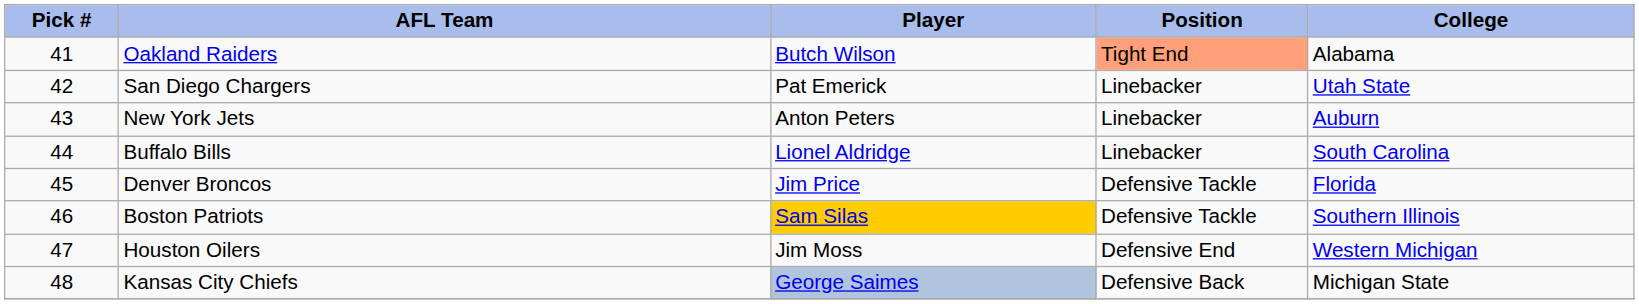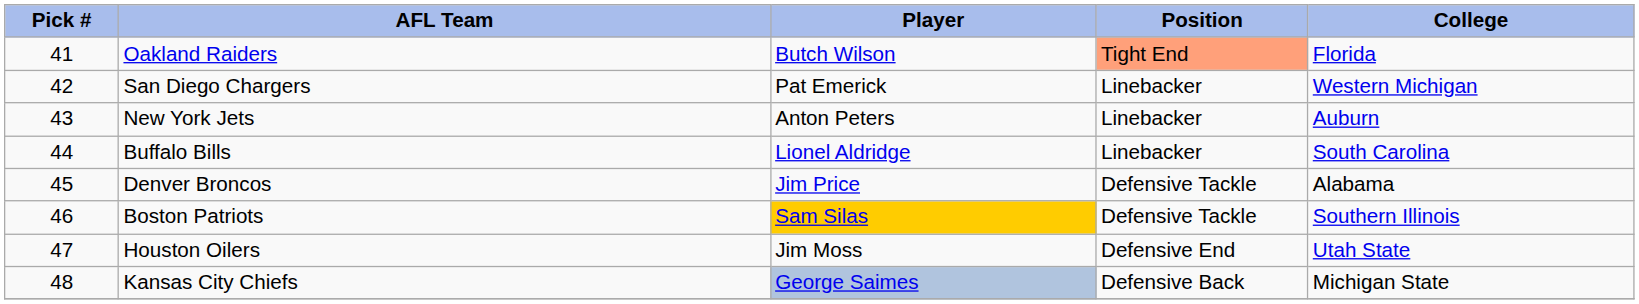(1354, 53) Alabama -> (1344, 53) Florida
(1362, 86) Utah State -> (1395, 86) Western Michigan
(1344, 184) Florida -> (1354, 184) Alabama
(1395, 250) Western Michigan -> (1362, 250) Utah State
